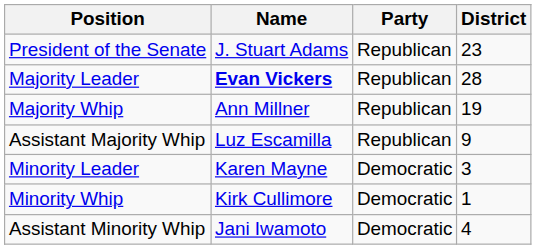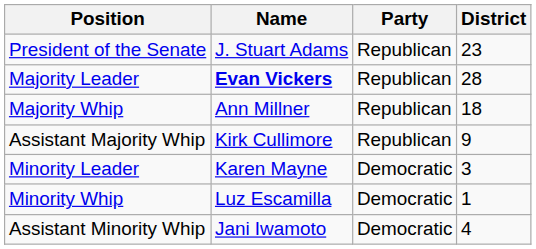(472, 109) 19 -> (472, 109) 18
(273, 139) Luz Escamilla -> (274, 139) Kirk Cullimore
(274, 199) Kirk Cullimore -> (273, 199) Luz Escamilla
